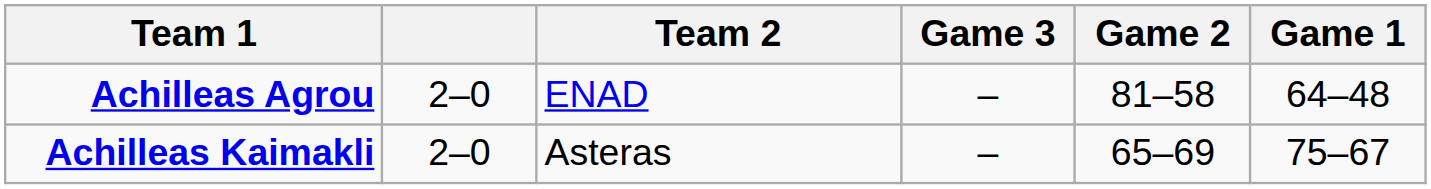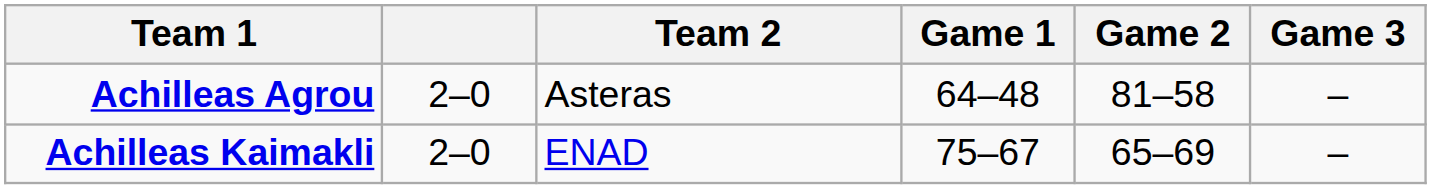columns swapped: (1338, 34) <-> (988, 34)
(597, 93) ENAD -> (608, 93) Asteras
(608, 152) Asteras -> (597, 152) ENAD
